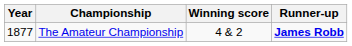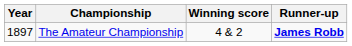(20, 32) 1877 -> (20, 32) 1897
